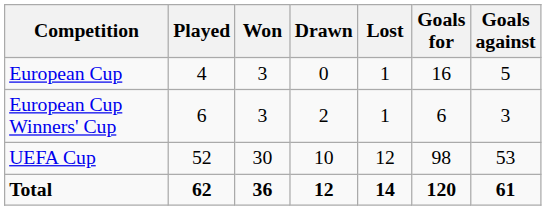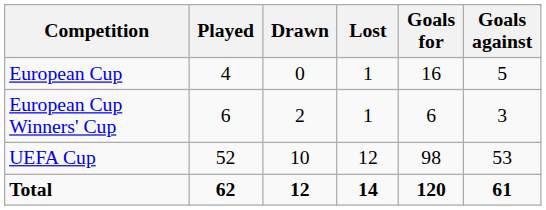- column: (262, 31)
